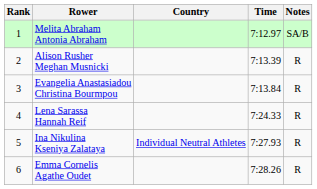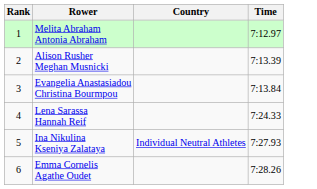- column: (298, 12)
